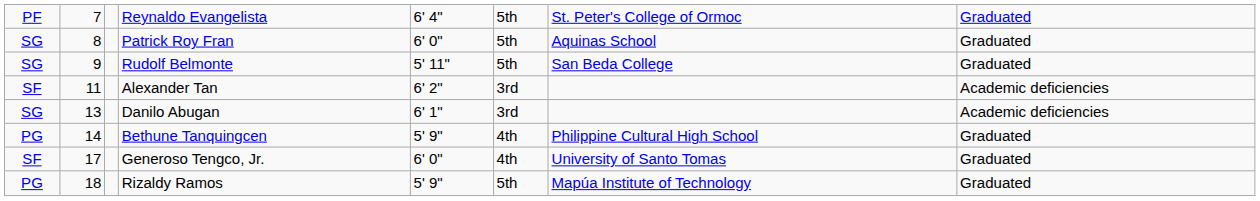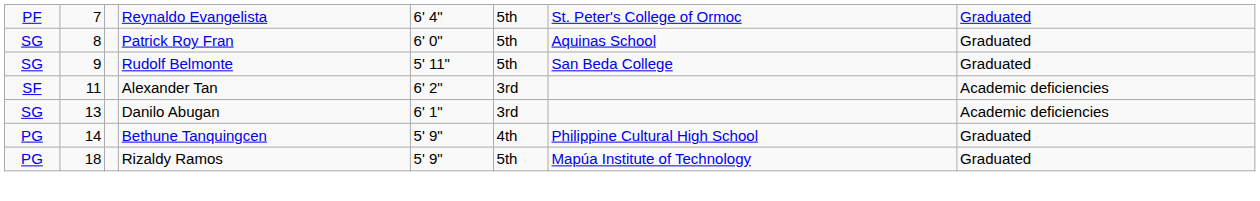- row: (193, 160)
